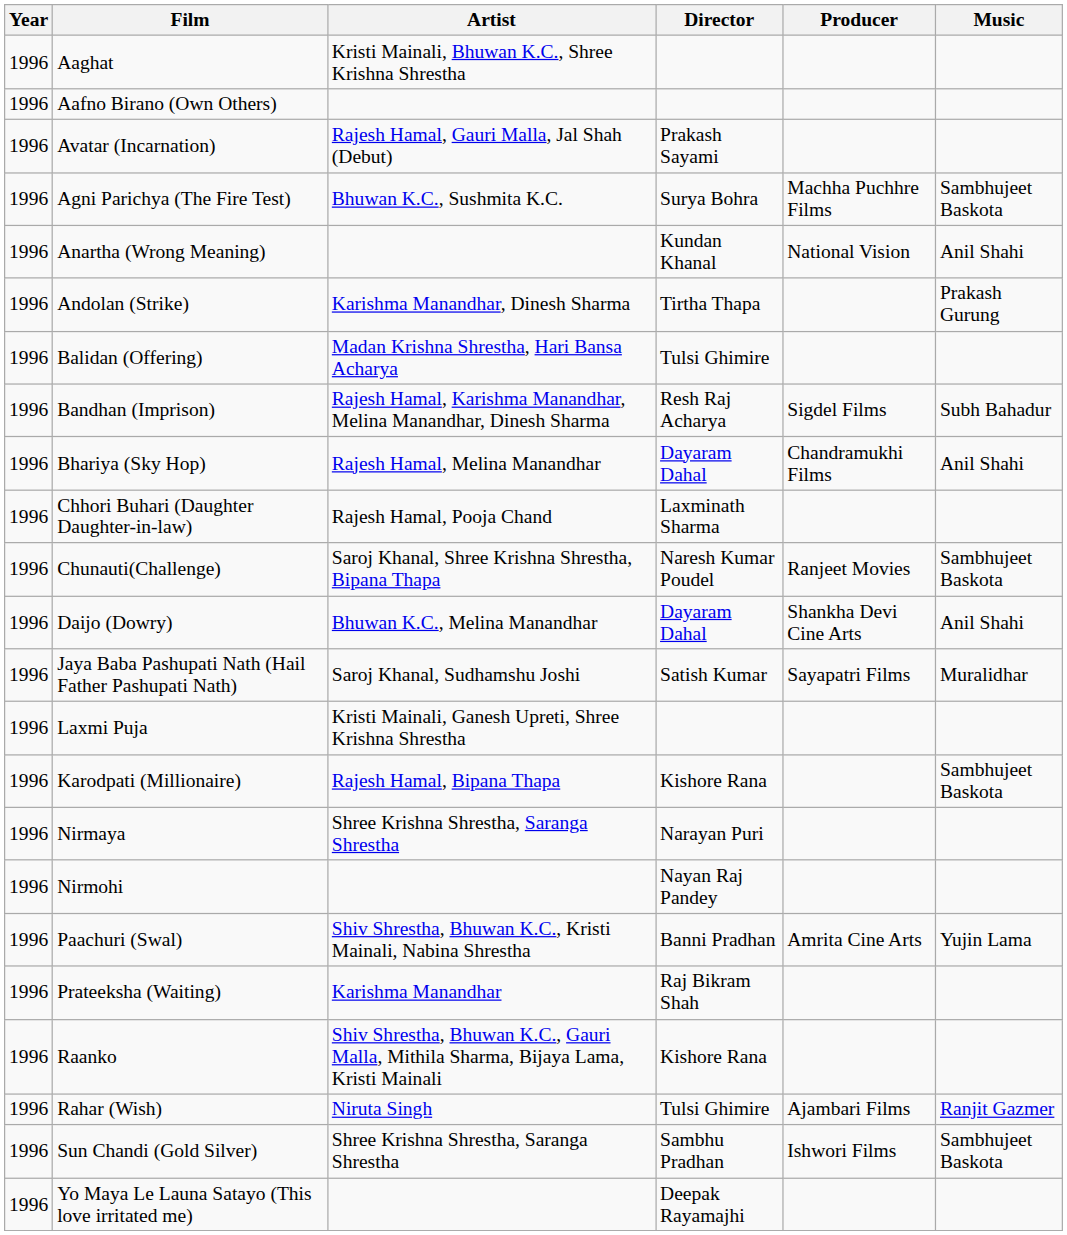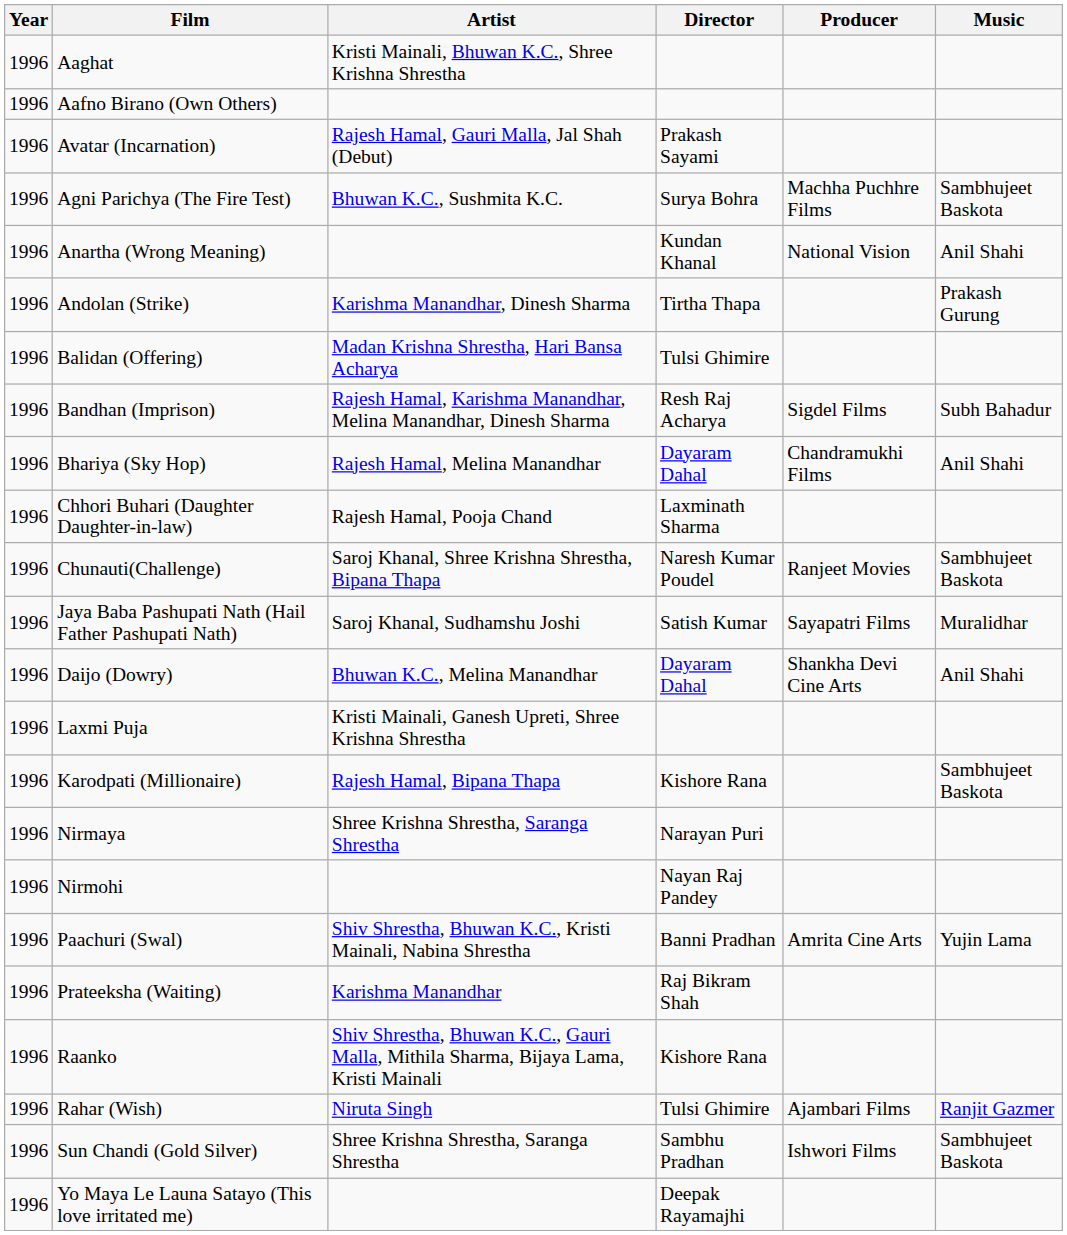rows swapped: (115, 622) <-> (181, 674)
